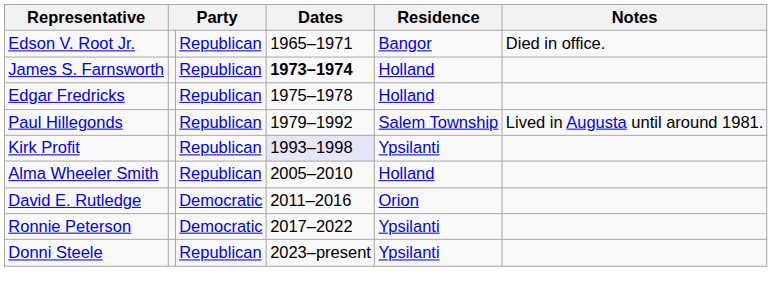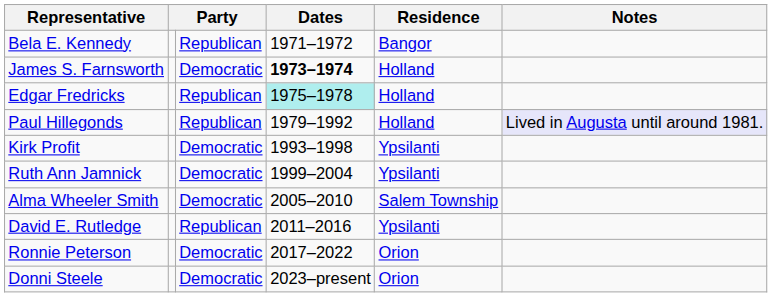- row: (72, 43)
+ row: (70, 43)
(220, 69) Republican -> (221, 69) Democratic
(311, 95) no background -> (311, 95) paleturquoise background
(438, 122) Salem Township -> (406, 122) Holland
(635, 122) no background -> (635, 122) lavender background
(220, 148) Republican -> (221, 148) Democratic
(311, 148) lavender background -> (311, 148) no background
+ row: (75, 174)
(220, 174) Republican -> (221, 200) Democratic
(406, 174) Holland -> (438, 200) Salem Township
(221, 200) Democratic -> (220, 226) Republican
(399, 200) Orion -> (409, 226) Ypsilanti
(409, 226) Ypsilanti -> (399, 252) Orion
(220, 252) Republican -> (221, 278) Democratic
(409, 252) Ypsilanti -> (399, 278) Orion
